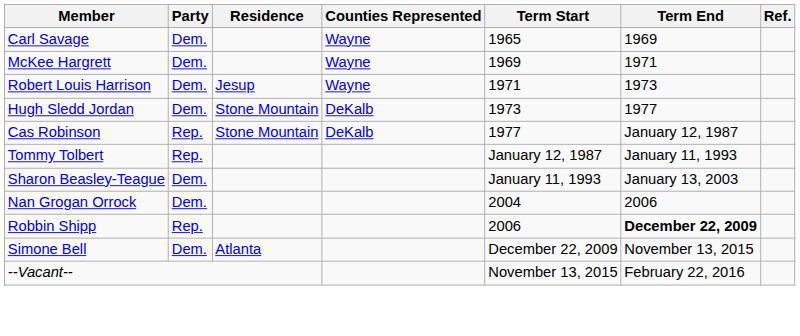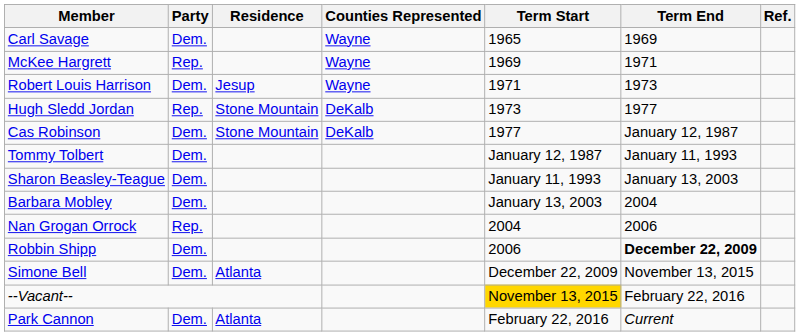(189, 62) Dem. -> (187, 62) Rep.
(189, 109) Dem. -> (187, 109) Rep.
(187, 132) Rep. -> (189, 132) Dem.
(187, 156) Rep. -> (189, 156) Dem.
+ row: (60, 202)
(189, 202) Dem. -> (187, 226) Rep.
(187, 226) Rep. -> (189, 249) Dem.
(553, 272) no background -> (553, 296) gold background
+ row: (51, 319)
